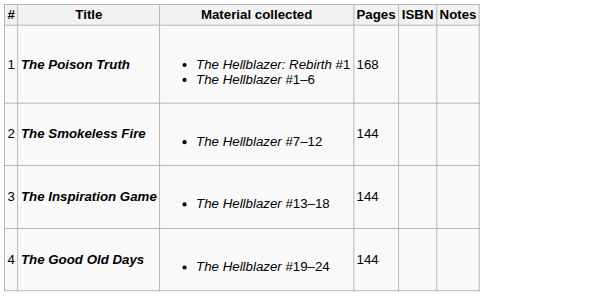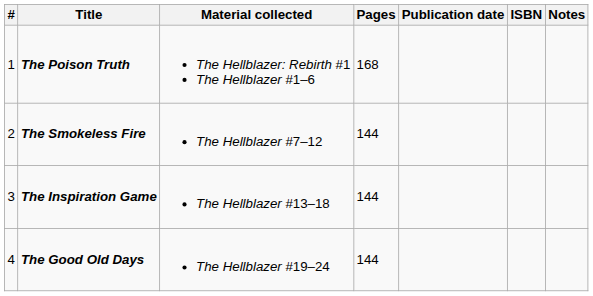+ column: (453, 15)
